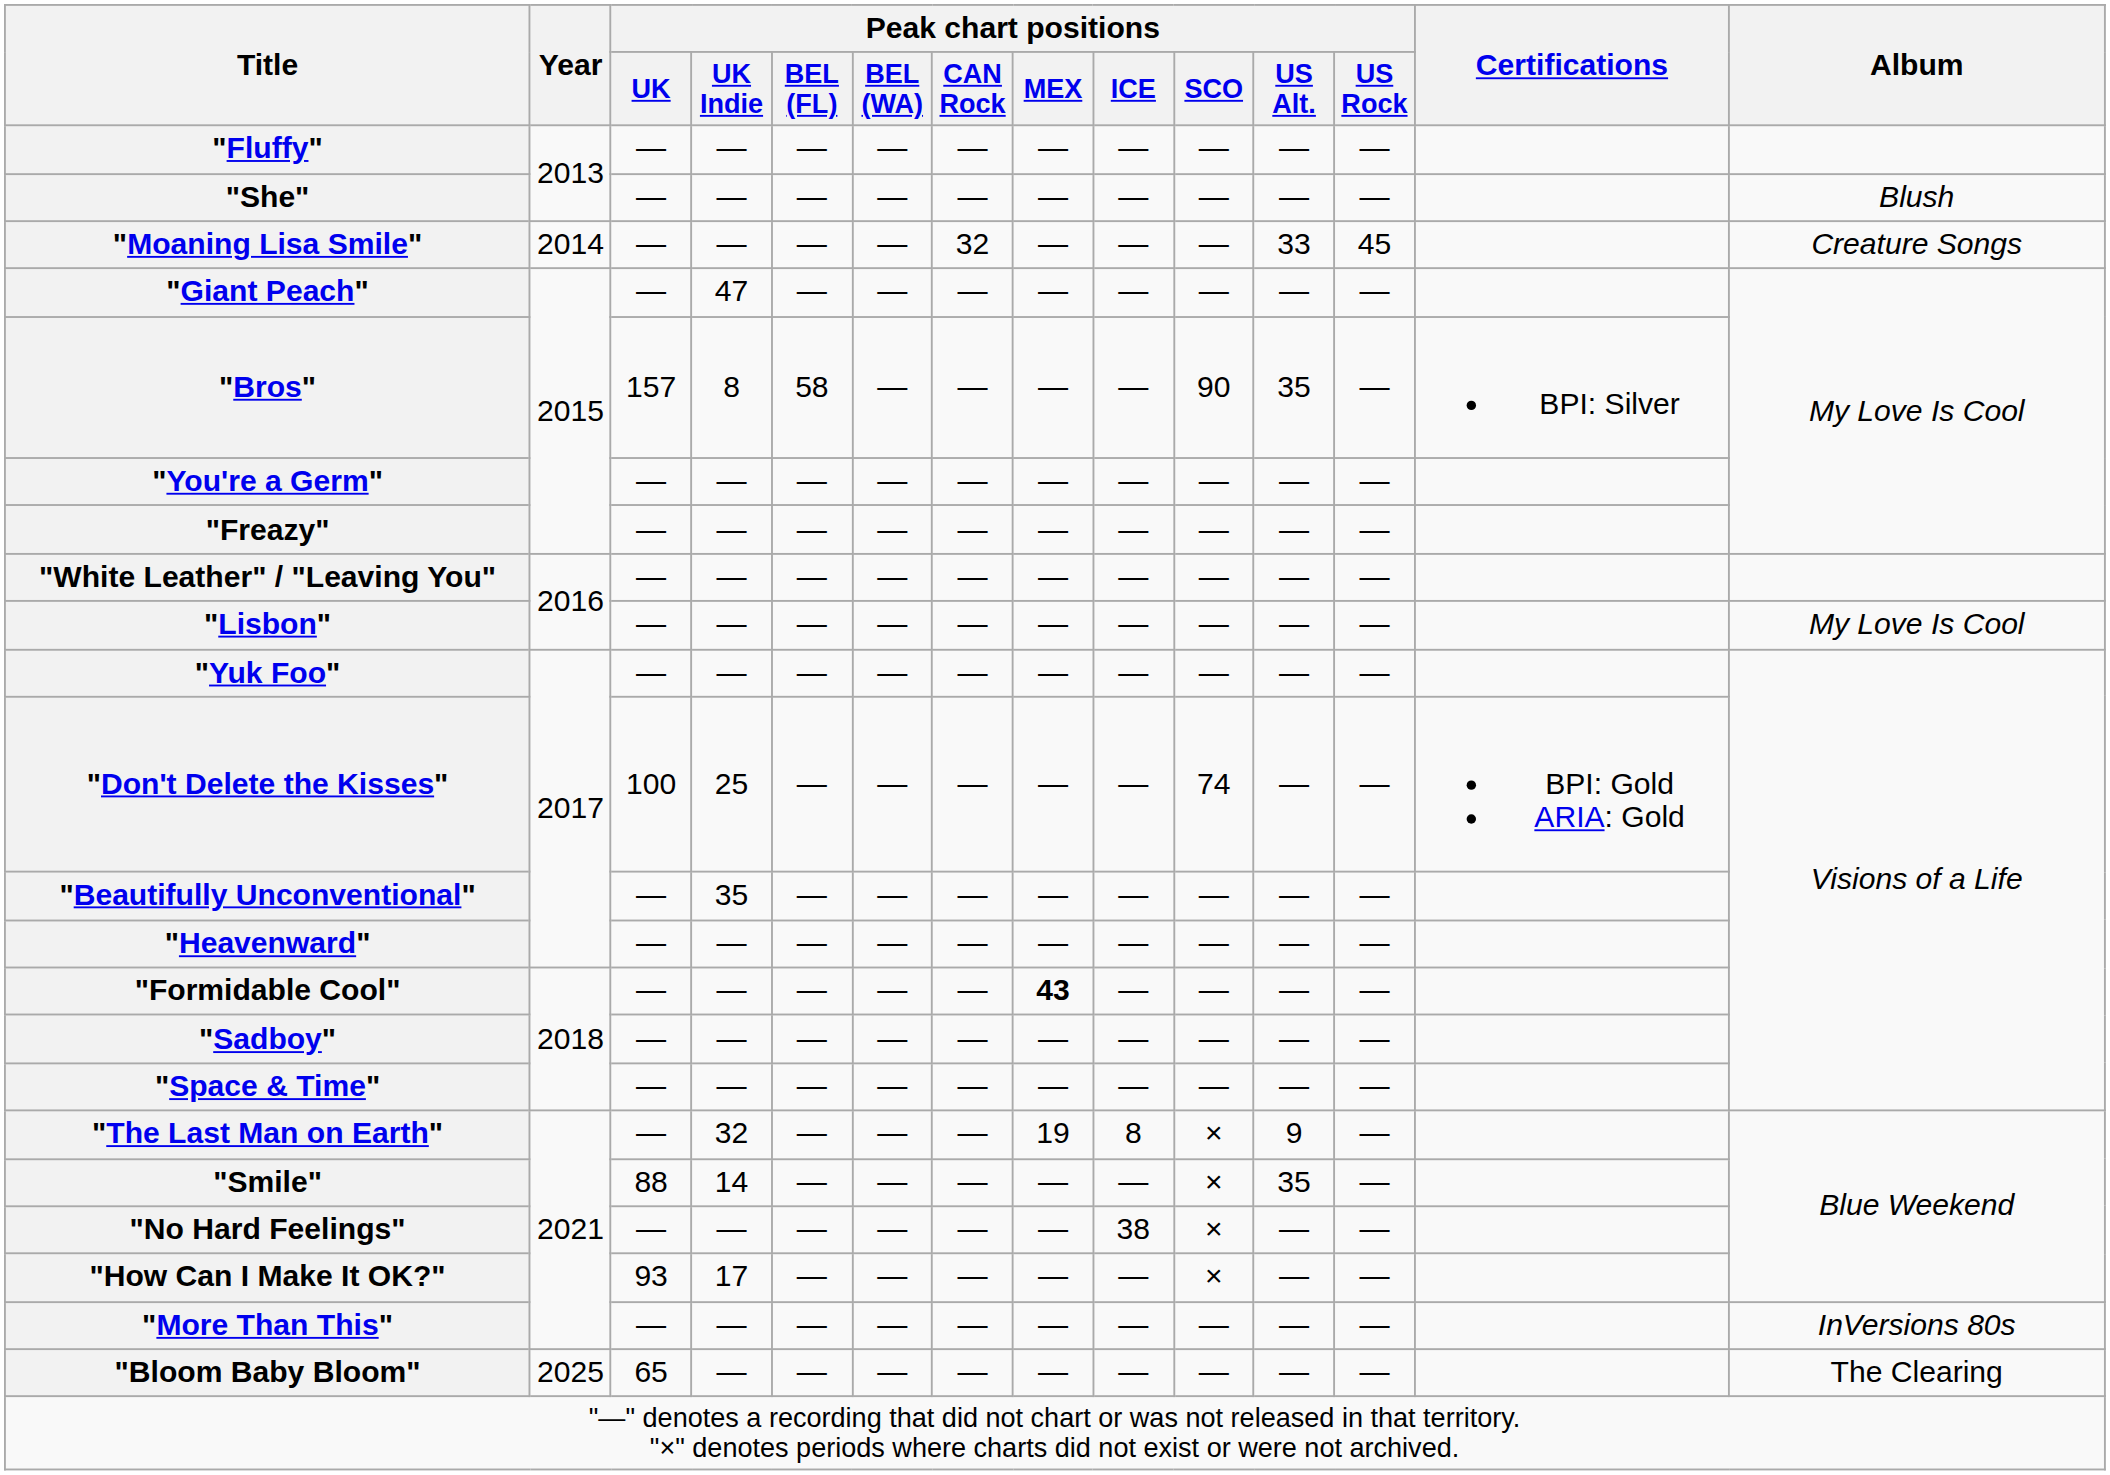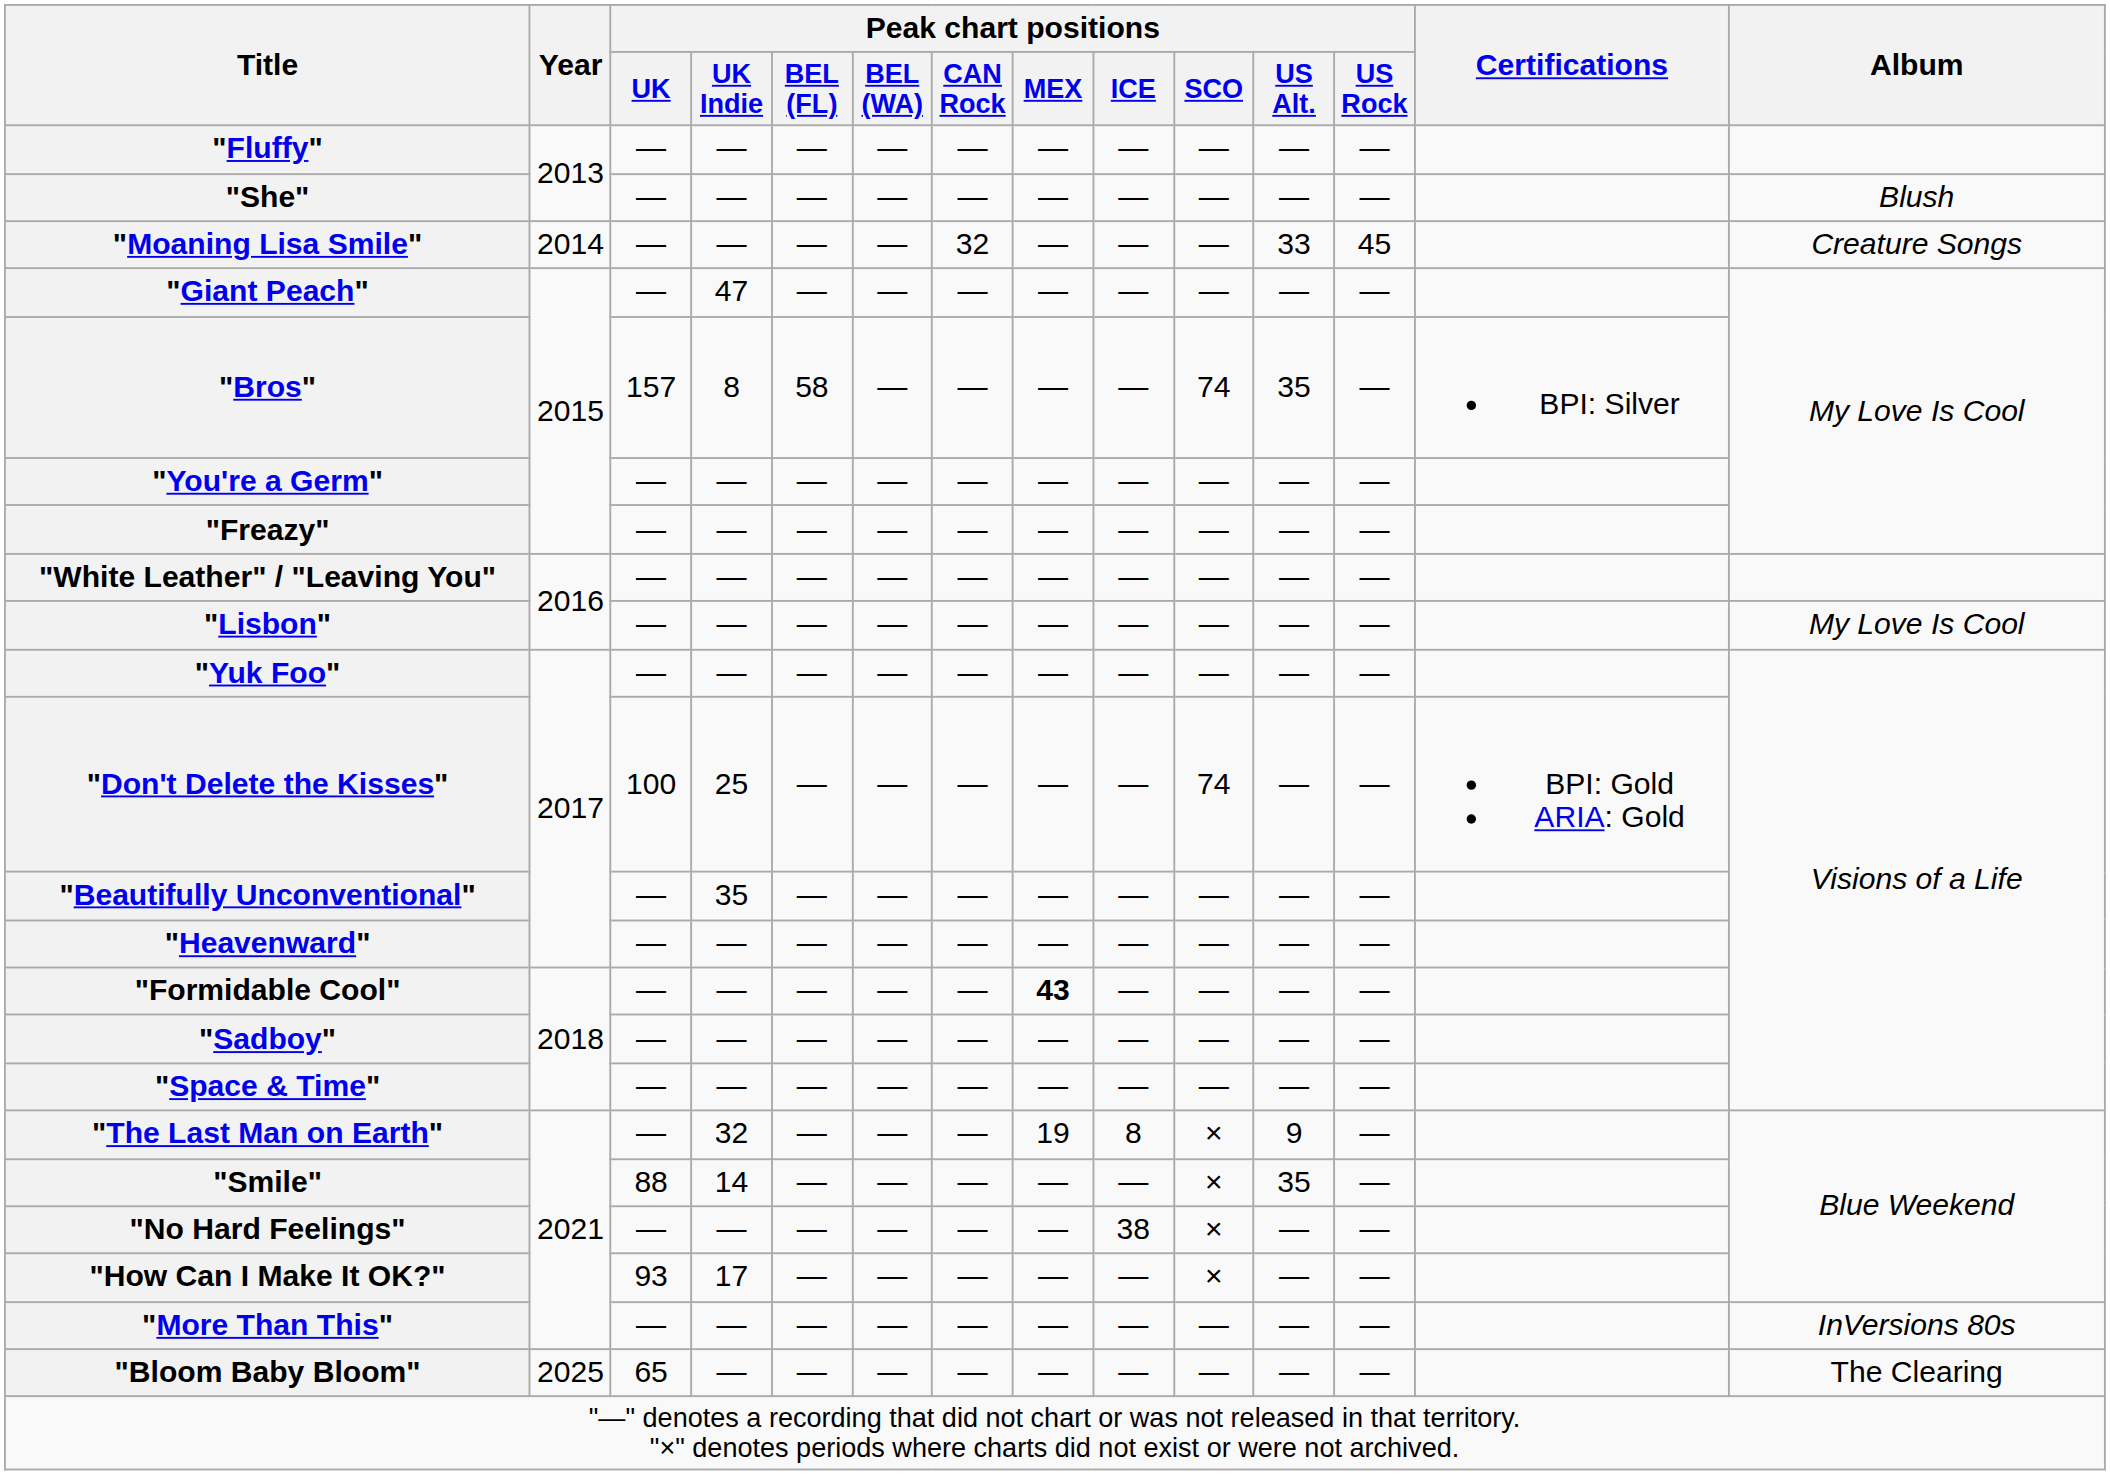(1214, 386) 90 -> (1214, 386) 74
